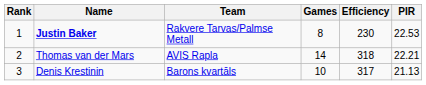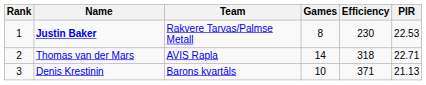(407, 55) 22.21 -> (407, 55) 22.71
(366, 71) 317 -> (366, 71) 371
